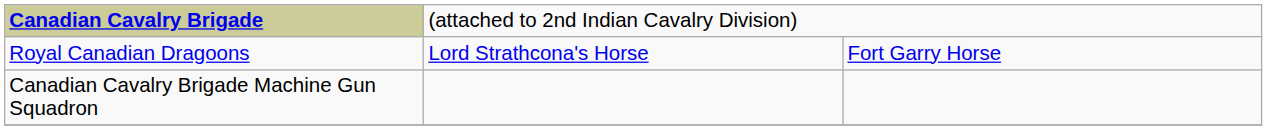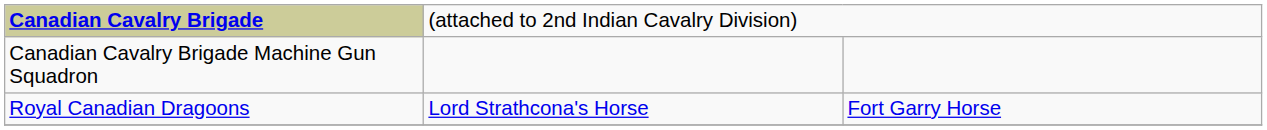rows swapped: (129, 53) <-> (193, 97)
